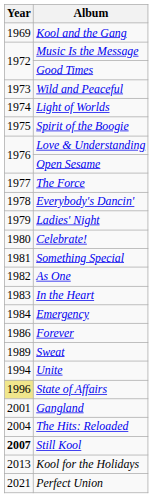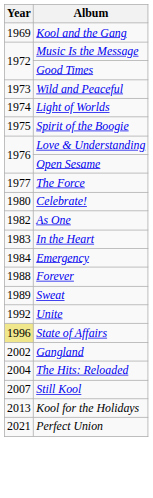- row: (85, 201)
- row: (68, 220)
- row: (80, 257)
(19, 333) 1986 -> (19, 276) 1988
(19, 370) 1994 -> (19, 314) 1992
(19, 408) 2001 -> (19, 351) 2002
(19, 445) bold -> (19, 389) normal
